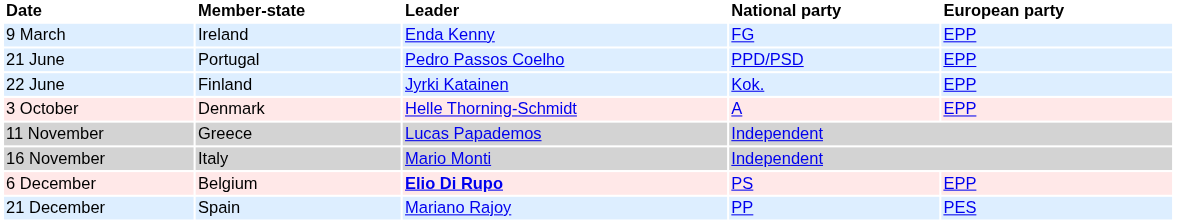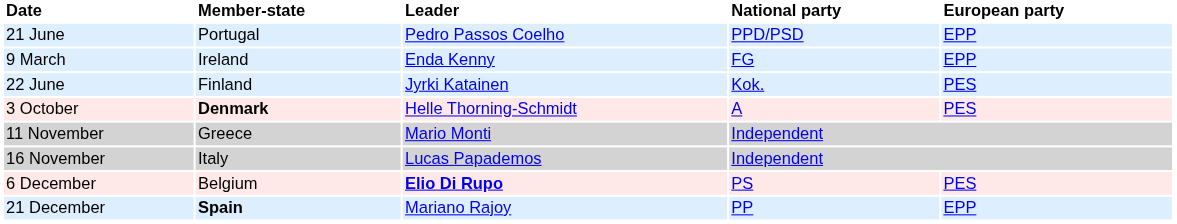rows swapped: (36, 35) <-> (35, 59)
(960, 84) EPP -> (960, 84) PES
(231, 109) normal -> (233, 109) bold
(960, 109) EPP -> (960, 109) PES
(473, 133) Lucas Papademos -> (448, 133) Mario Monti
(448, 158) Mario Monti -> (473, 158) Lucas Papademos
(960, 183) EPP -> (960, 183) PES
(219, 208) normal -> (220, 208) bold
(960, 208) PES -> (960, 208) EPP
